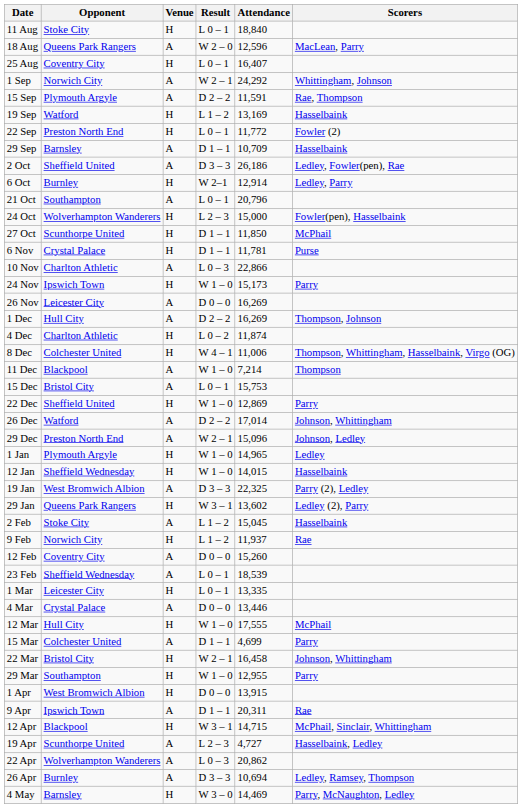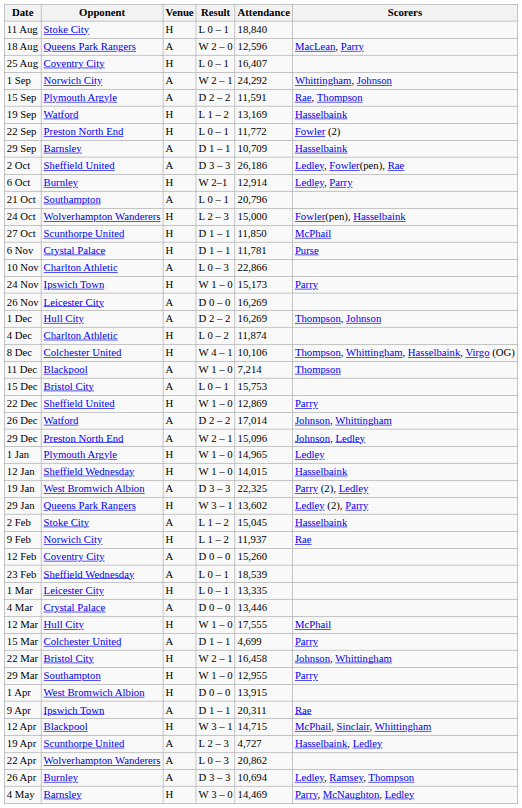(252, 353) 11,006 -> (252, 353) 10,106
